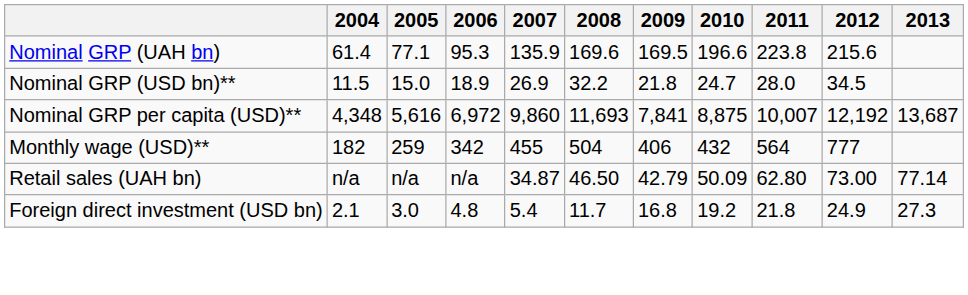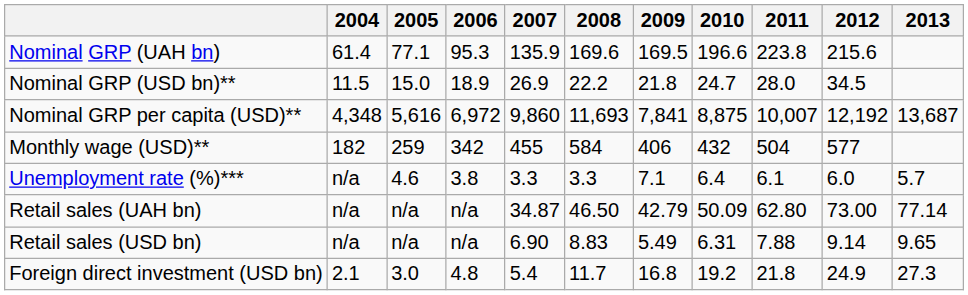(588, 83) 32.2 -> (588, 83) 22.2
(586, 147) 504 -> (586, 147) 584
(773, 147) 564 -> (773, 147) 504
(844, 147) 777 -> (844, 147) 577
+ row: (127, 178)
+ row: (105, 242)
